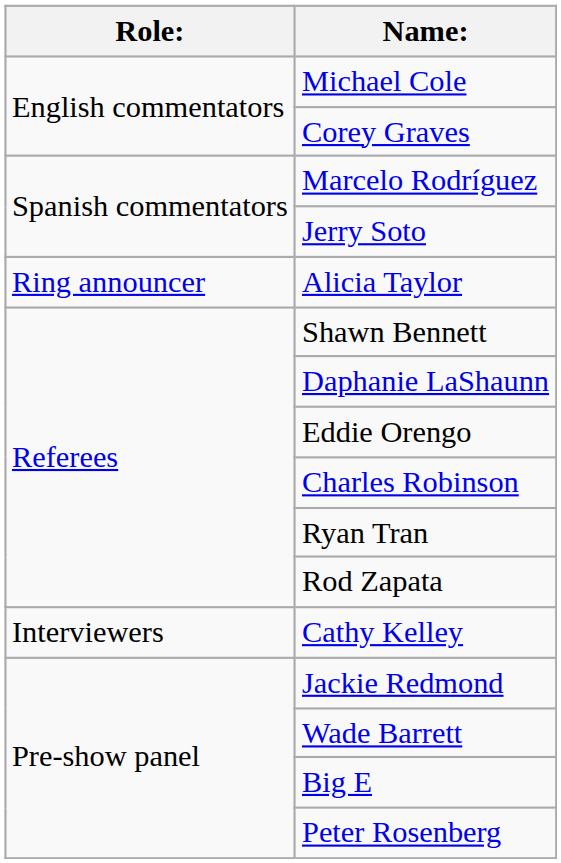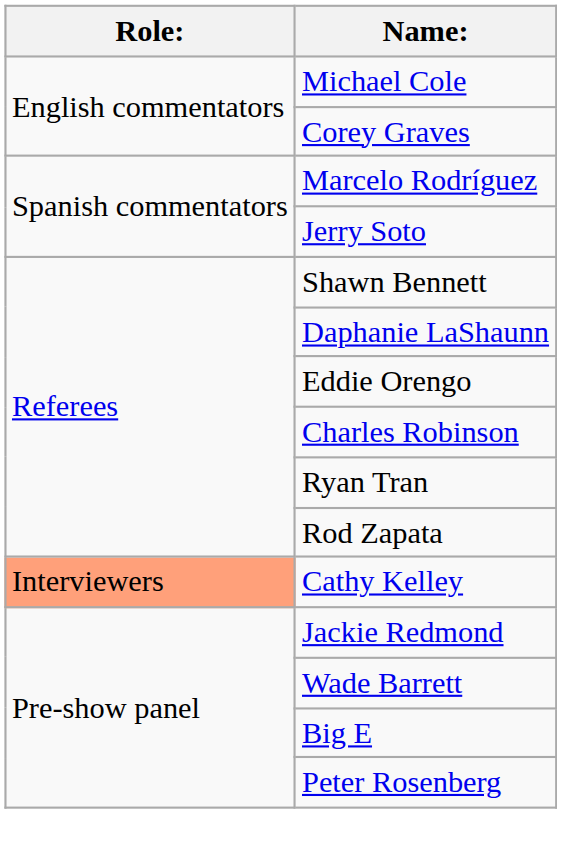- row: (382, 281)
(88, 632) no background -> (88, 581) lightsalmon background
